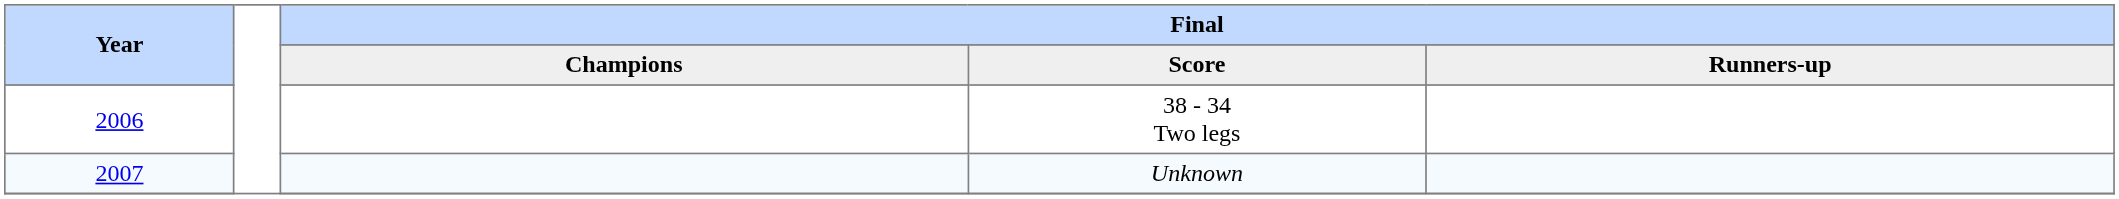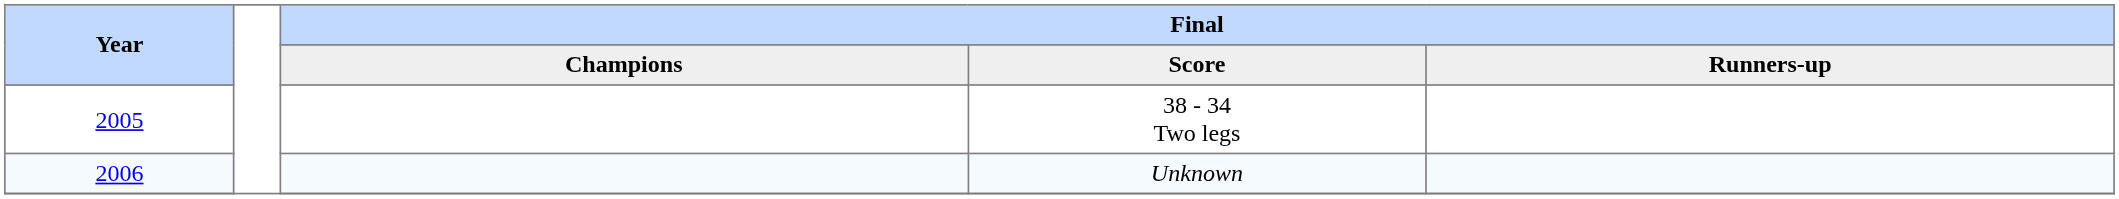(119, 118) 2006 -> (119, 118) 2005
(119, 173) 2007 -> (119, 173) 2006
